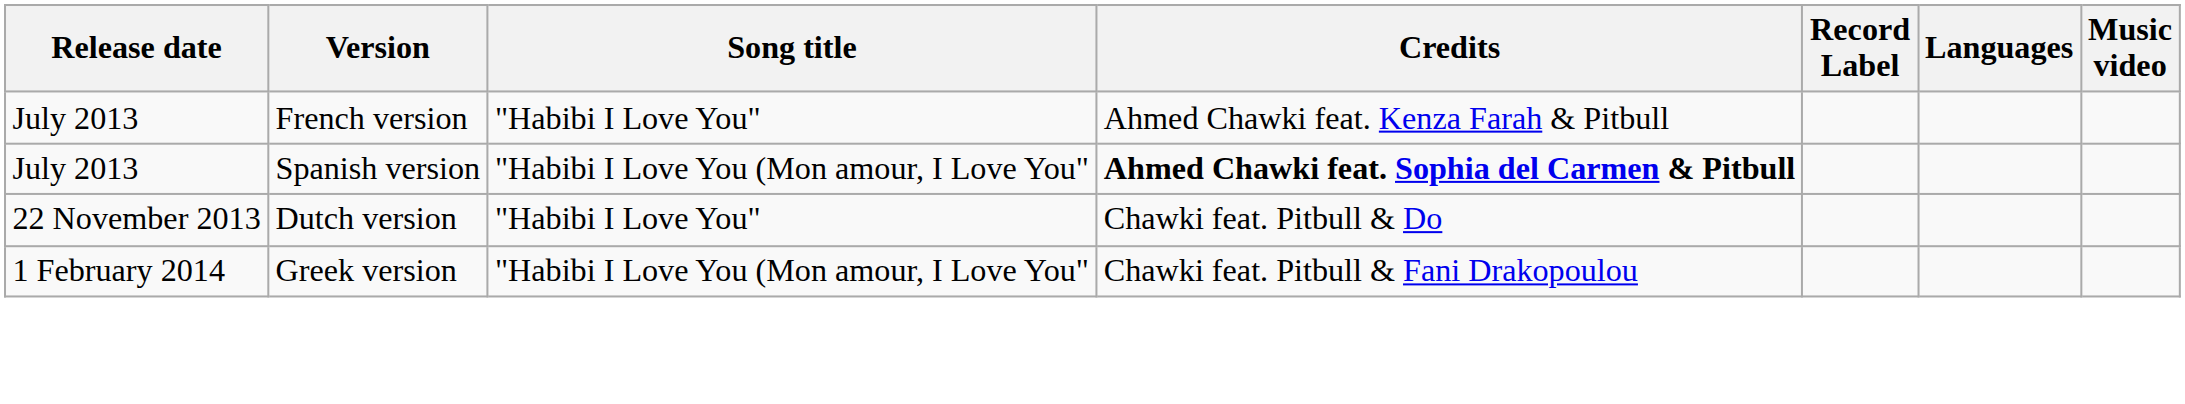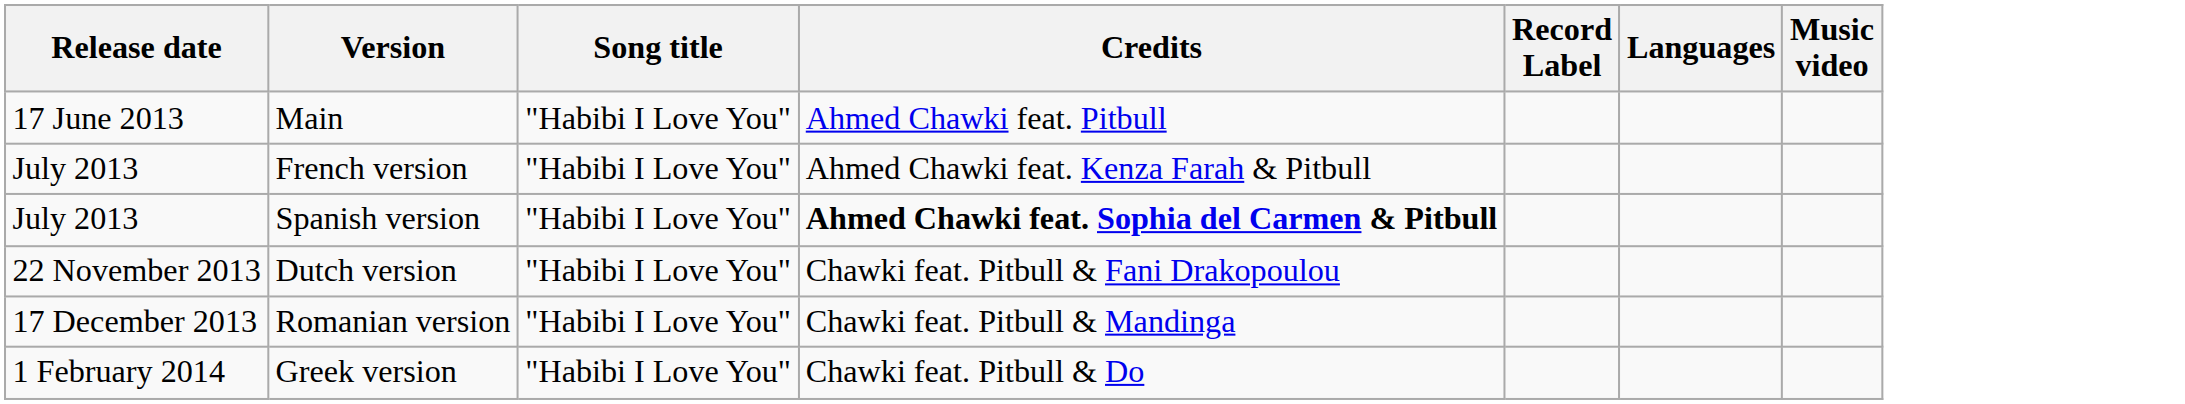+ row: (309, 117)
(792, 168) "Habibi I Love You (Mon amour, I Love You" -> (658, 219) "Habibi I Love You"
(1273, 219) Chawki feat. Pitbull & Do -> (1073, 270) Chawki feat. Pitbull & Fani Drakopoulou
+ row: (393, 321)
(792, 270) "Habibi I Love You (Mon amour, I Love You" -> (658, 372) "Habibi I Love You"
(1371, 270) Chawki feat. Pitbull & Fani Drakopoulou -> (975, 372) Chawki feat. Pitbull & Do
